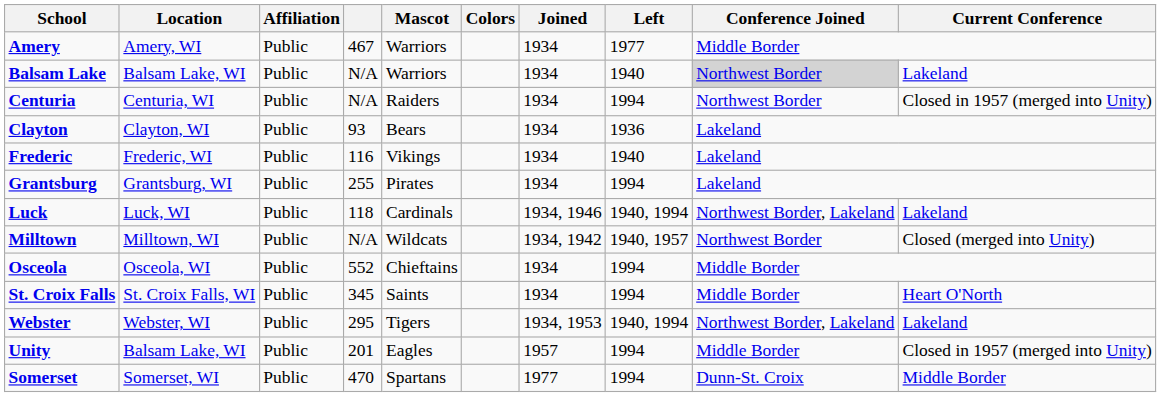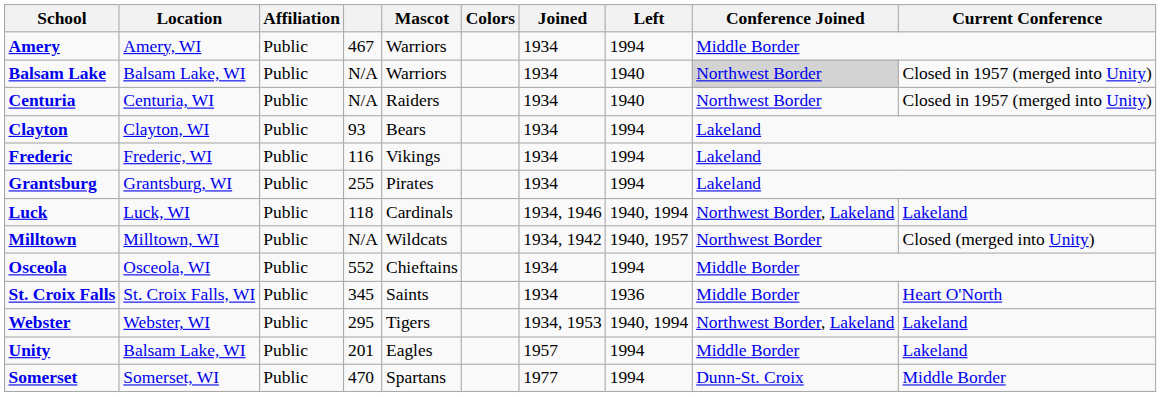(627, 45) 1977 -> (627, 45) 1994
(935, 73) Lakeland -> (1027, 73) Closed in 1957 (merged into Unity)
(627, 101) 1994 -> (627, 101) 1940
(627, 128) 1936 -> (627, 128) 1994
(627, 156) 1940 -> (627, 156) 1994
(627, 294) 1994 -> (627, 294) 1936
(1027, 350) Closed in 1957 (merged into Unity) -> (935, 350) Lakeland
